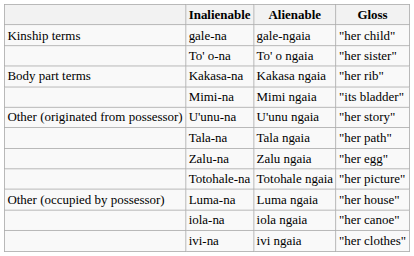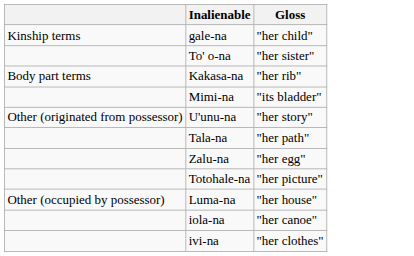- column: (295, 14)
